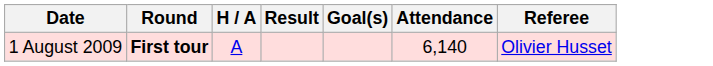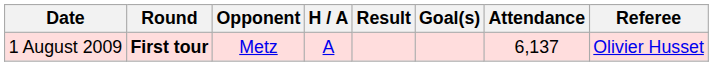+ column: (258, 18)
(445, 46) 6,140 -> (537, 46) 6,137
